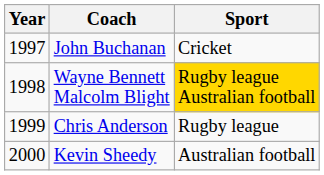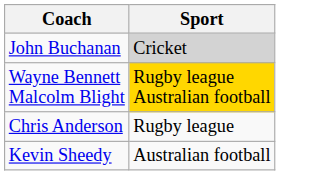- column: (27, 18)
(205, 47) no background -> (160, 47) lightgrey background
